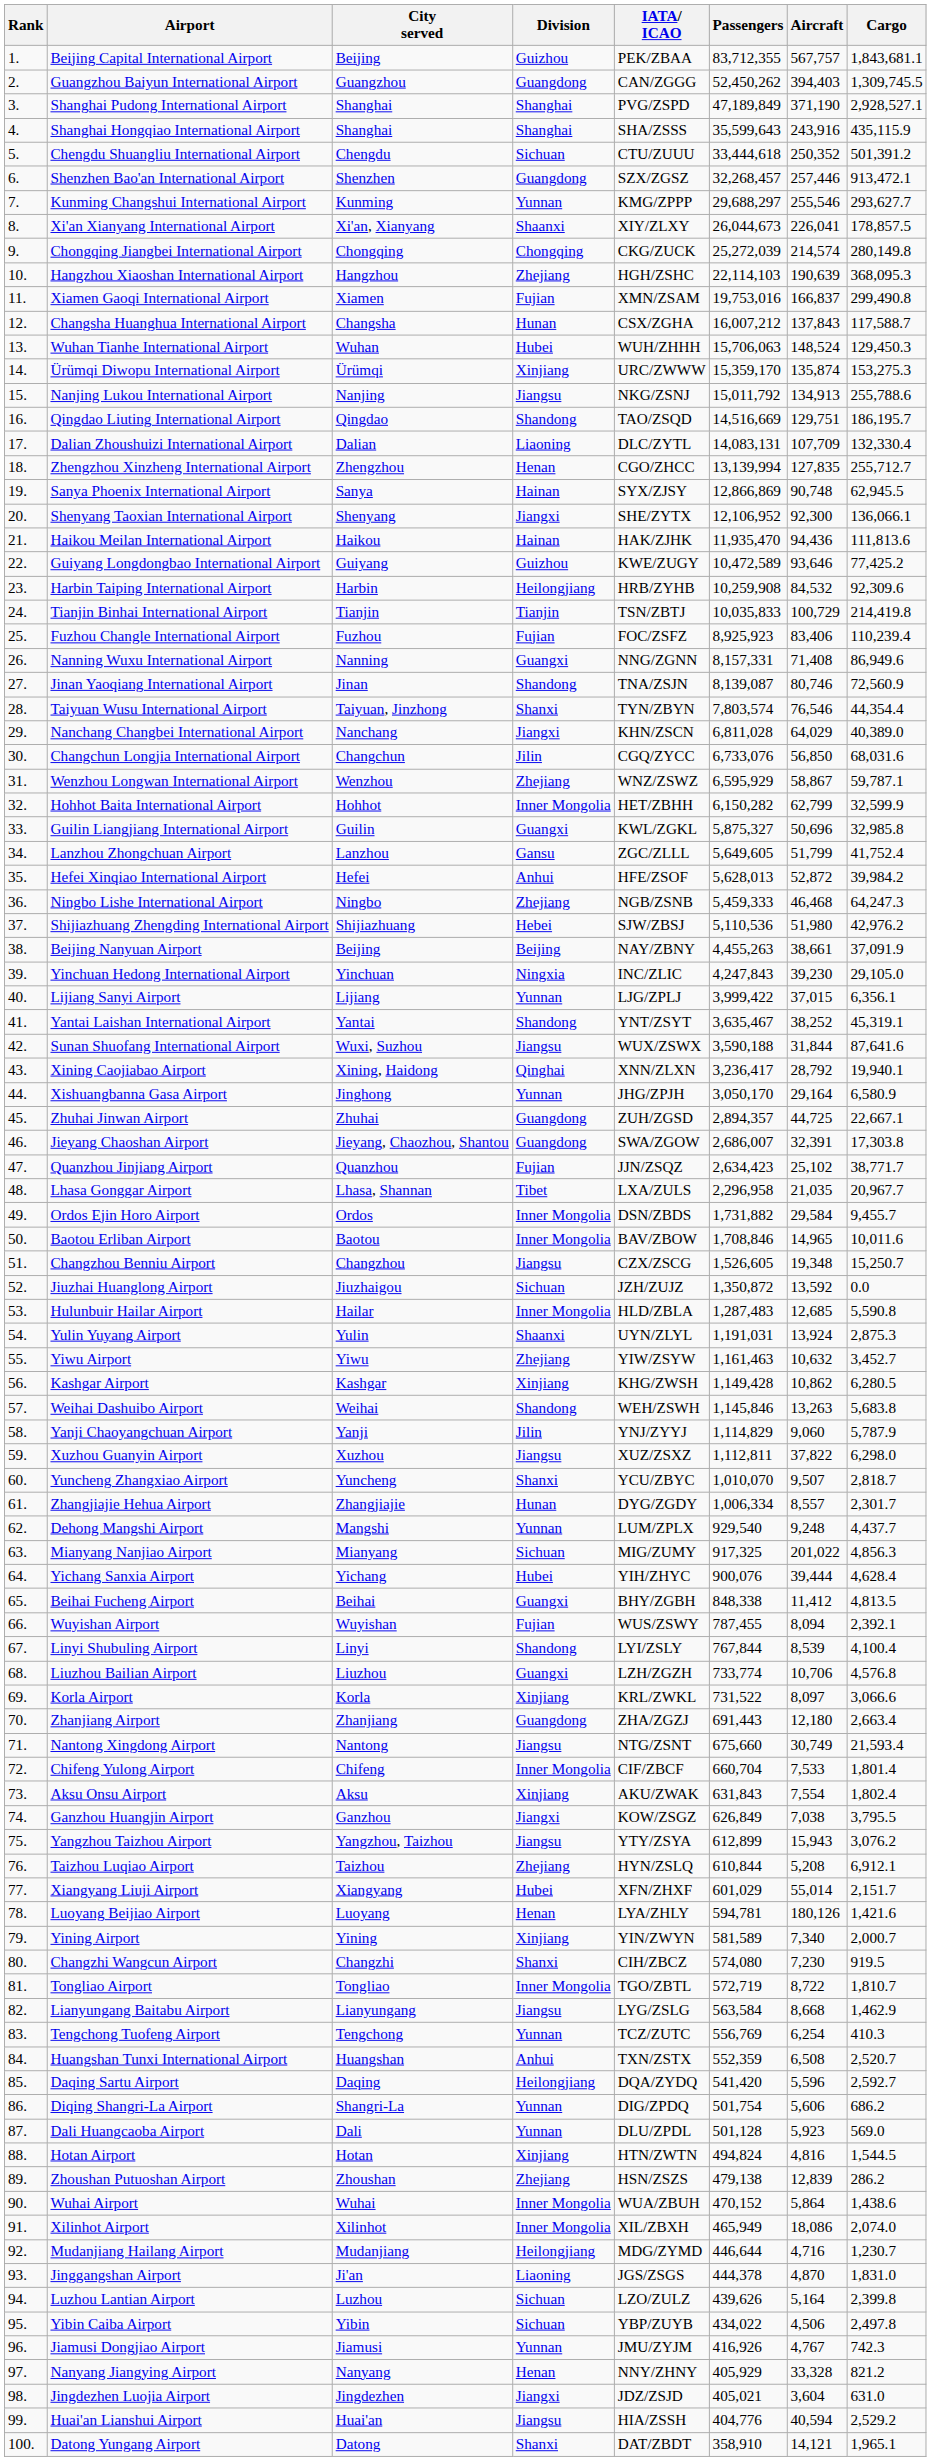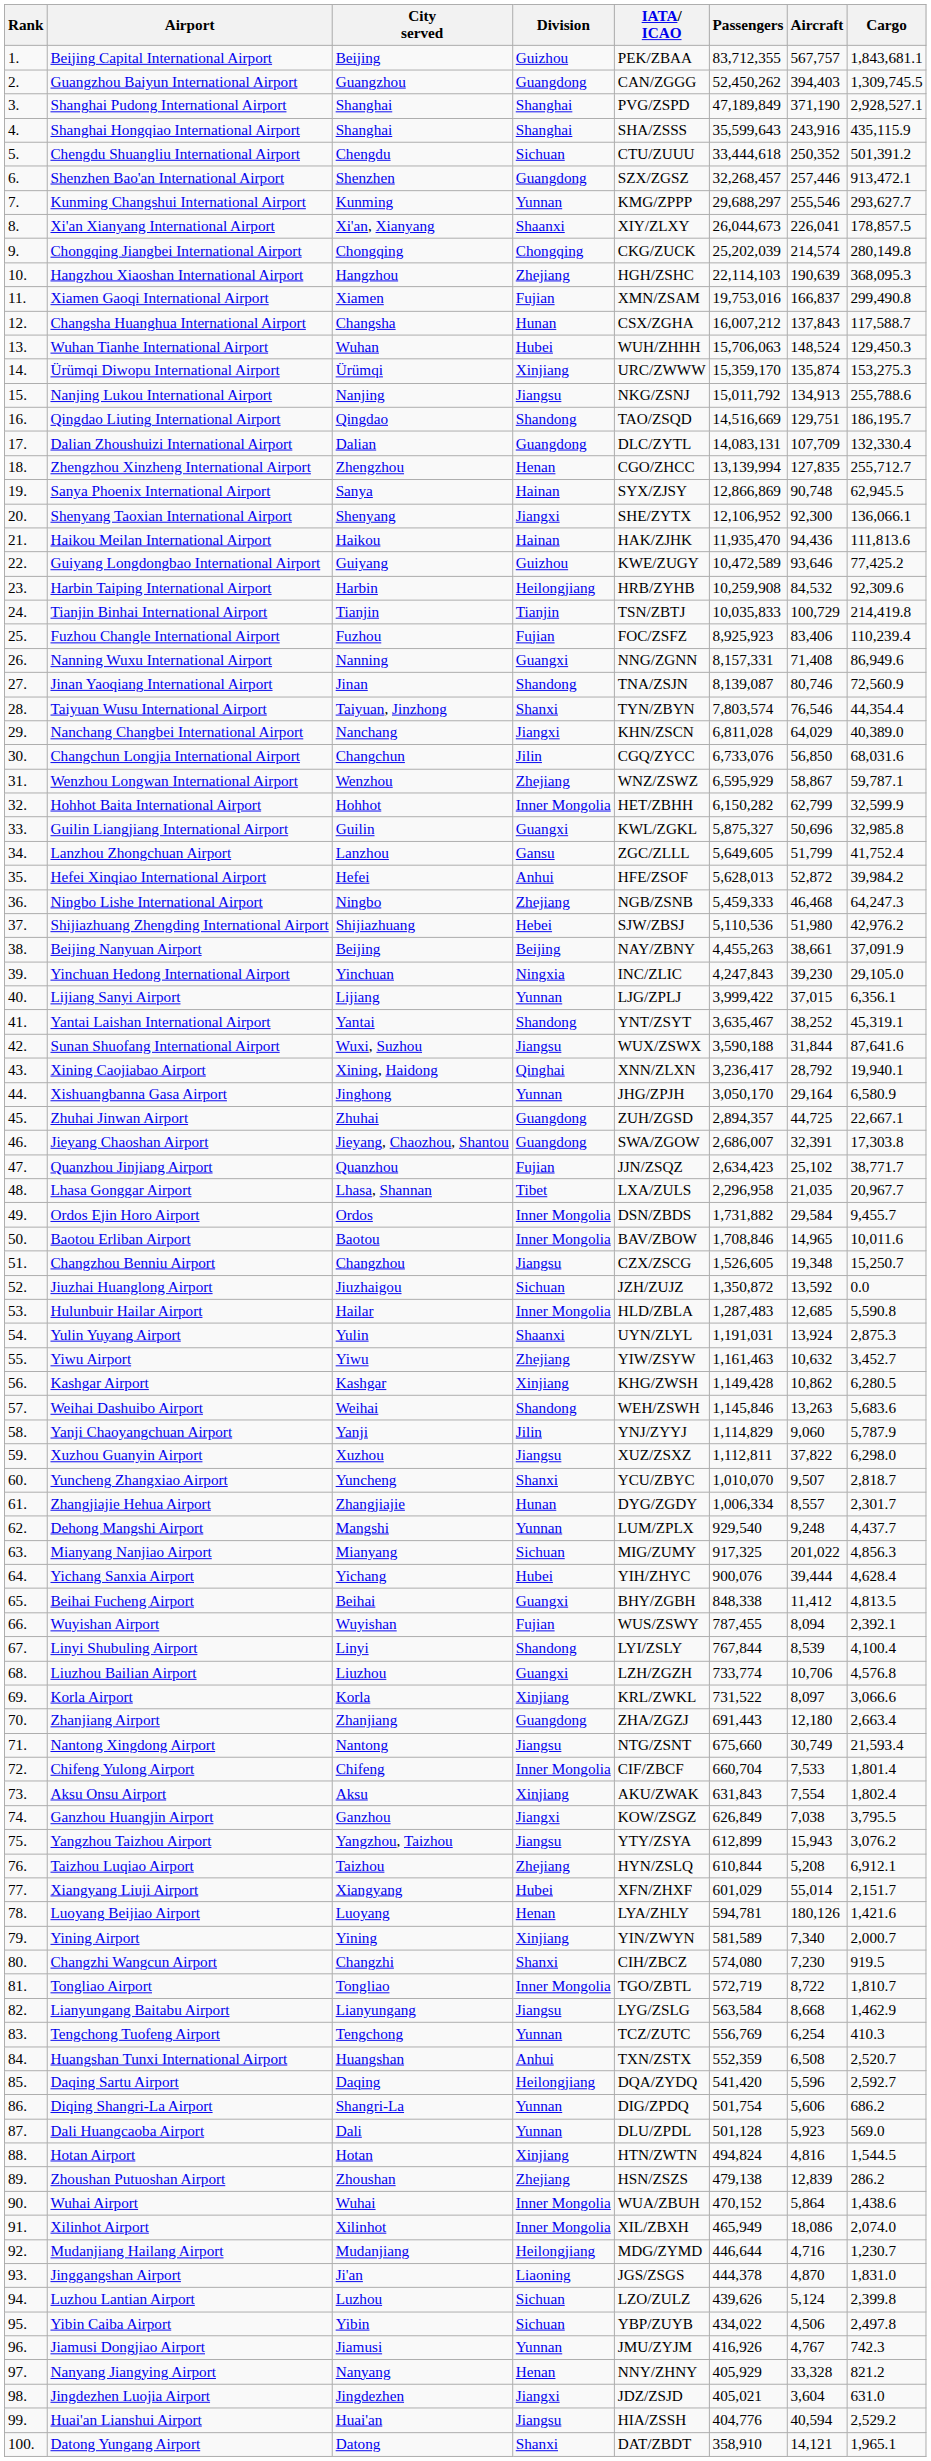(747, 250) 25,272,039 -> (747, 250) 25,202,039
(543, 443) Liaoning -> (551, 443) Guangdong
(873, 1407) 5,683.8 -> (873, 1407) 5,683.6
(808, 2299) 5,164 -> (808, 2299) 5,124
